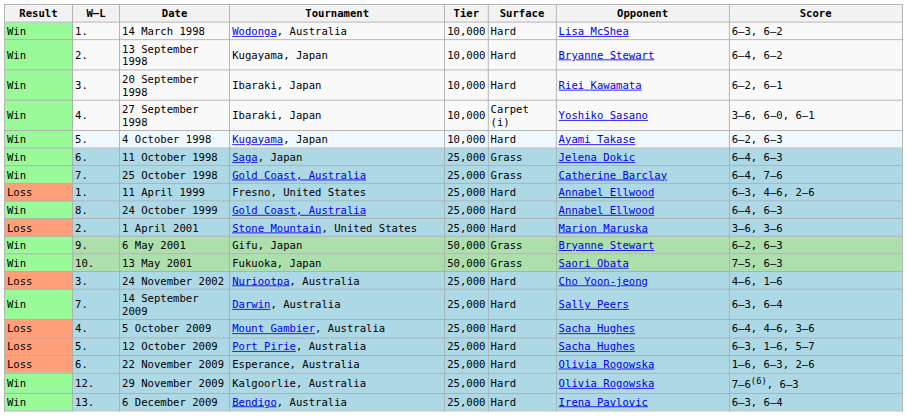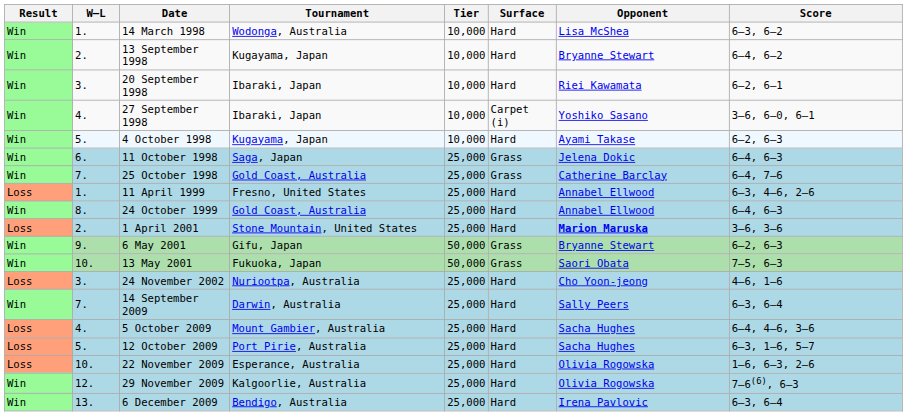(603, 227) normal -> (603, 227) bold
(81, 364) 6. -> (85, 364) 10.
